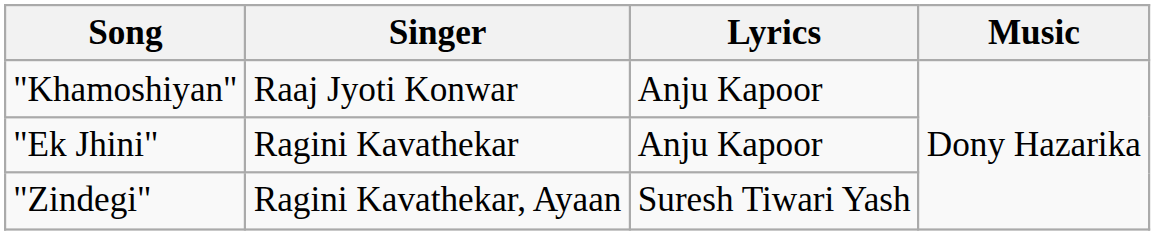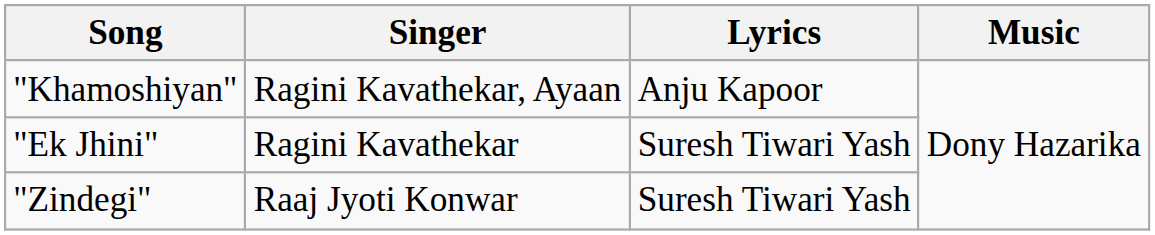(386, 88) Raaj Jyoti Konwar -> (438, 88) Ragini Kavathekar, Ayaan
(730, 144) Anju Kapoor -> (774, 144) Suresh Tiwari Yash
(438, 199) Ragini Kavathekar, Ayaan -> (386, 199) Raaj Jyoti Konwar
